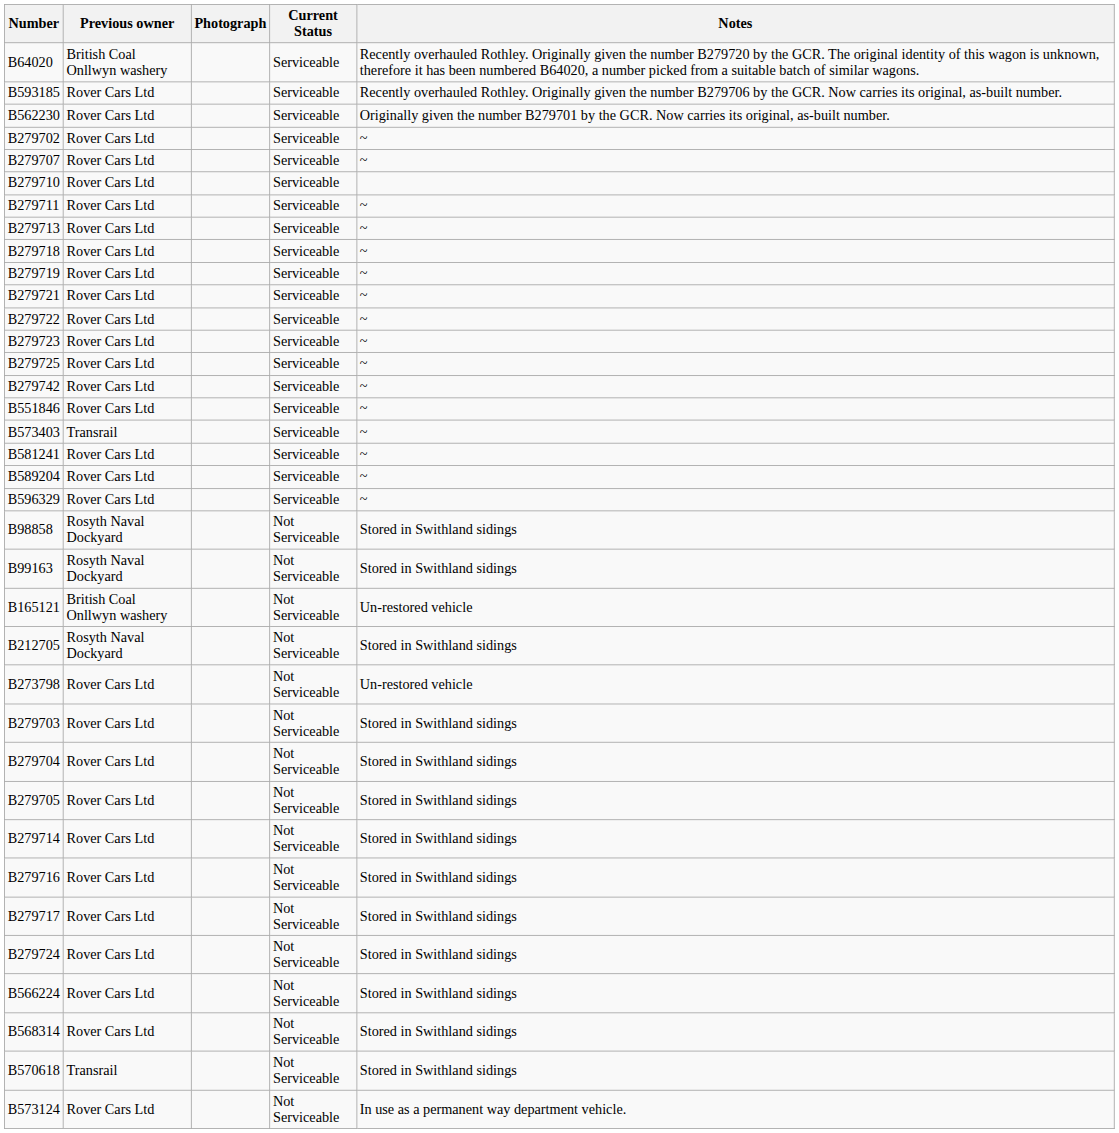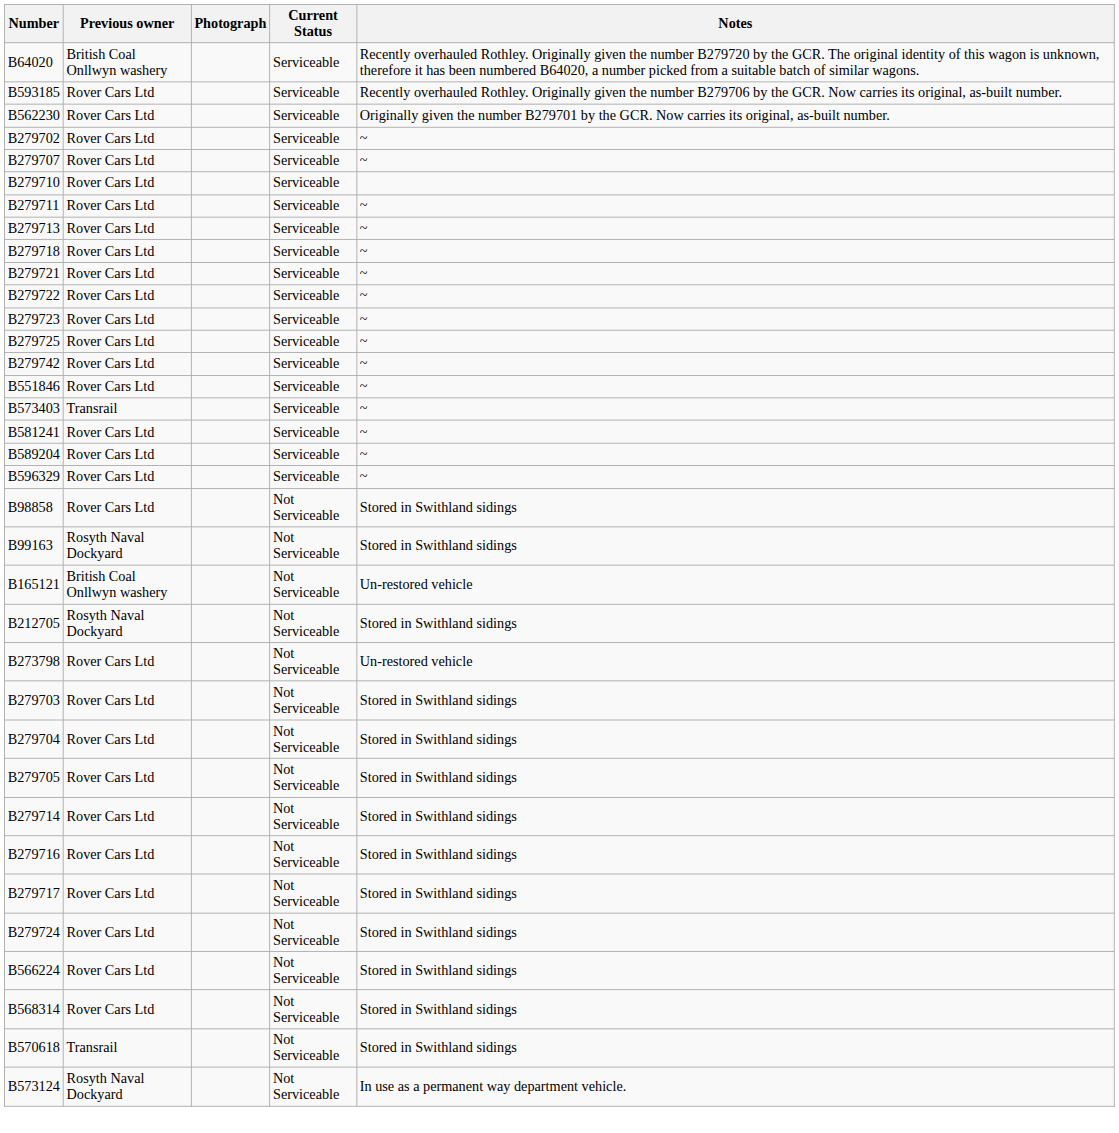- row: (34, 273)
(105, 530) Rosyth Naval Dockyard -> (110, 507) Rover Cars Ltd
(110, 1109) Rover Cars Ltd -> (105, 1086) Rosyth Naval Dockyard
